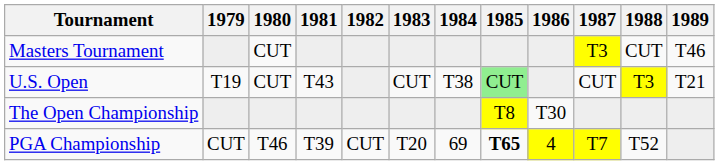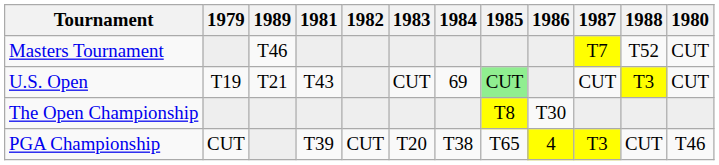columns swapped: (272, 20) <-> (690, 20)
(597, 51) T3 -> (597, 51) T7
(644, 51) CUT -> (644, 51) T52
(458, 82) T38 -> (458, 82) 69
(458, 144) 69 -> (458, 144) T38
(504, 144) bold -> (504, 144) normal
(597, 144) T7 -> (597, 144) T3
(644, 144) T52 -> (644, 144) CUT
